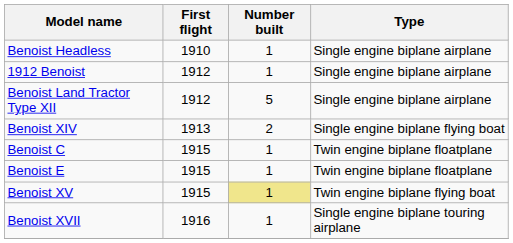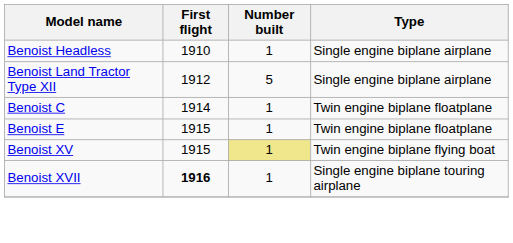- row: (46, 72)
- row: (42, 129)
(196, 150) 1915 -> (196, 108) 1914
(196, 220) normal -> (196, 178) bold
